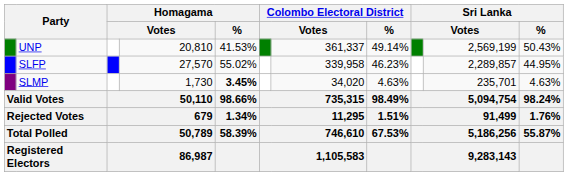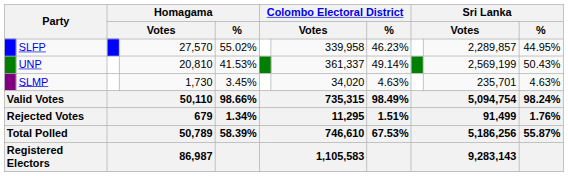rows swapped: (32, 64) <-> (30, 47)
(241, 82) bold -> (241, 82) normal
